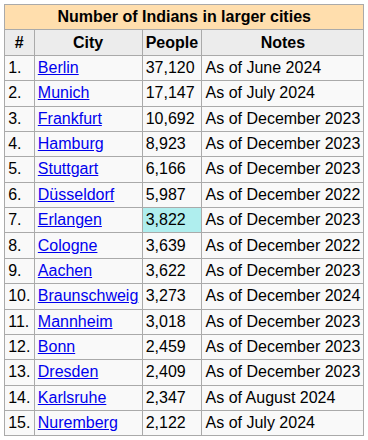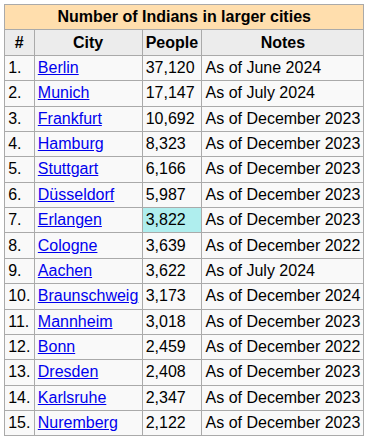(166, 144) 8,923 -> (166, 144) 8,323
(283, 194) As of December 2022 -> (283, 194) As of December 2023
(283, 270) As of December 2023 -> (260, 270) As of July 2024
(166, 296) 3,273 -> (166, 296) 3,173
(283, 347) As of December 2023 -> (283, 347) As of December 2022
(166, 372) 2,409 -> (166, 372) 2,408
(270, 397) As of August 2024 -> (283, 397) As of December 2023
(260, 423) As of July 2024 -> (283, 423) As of December 2023
